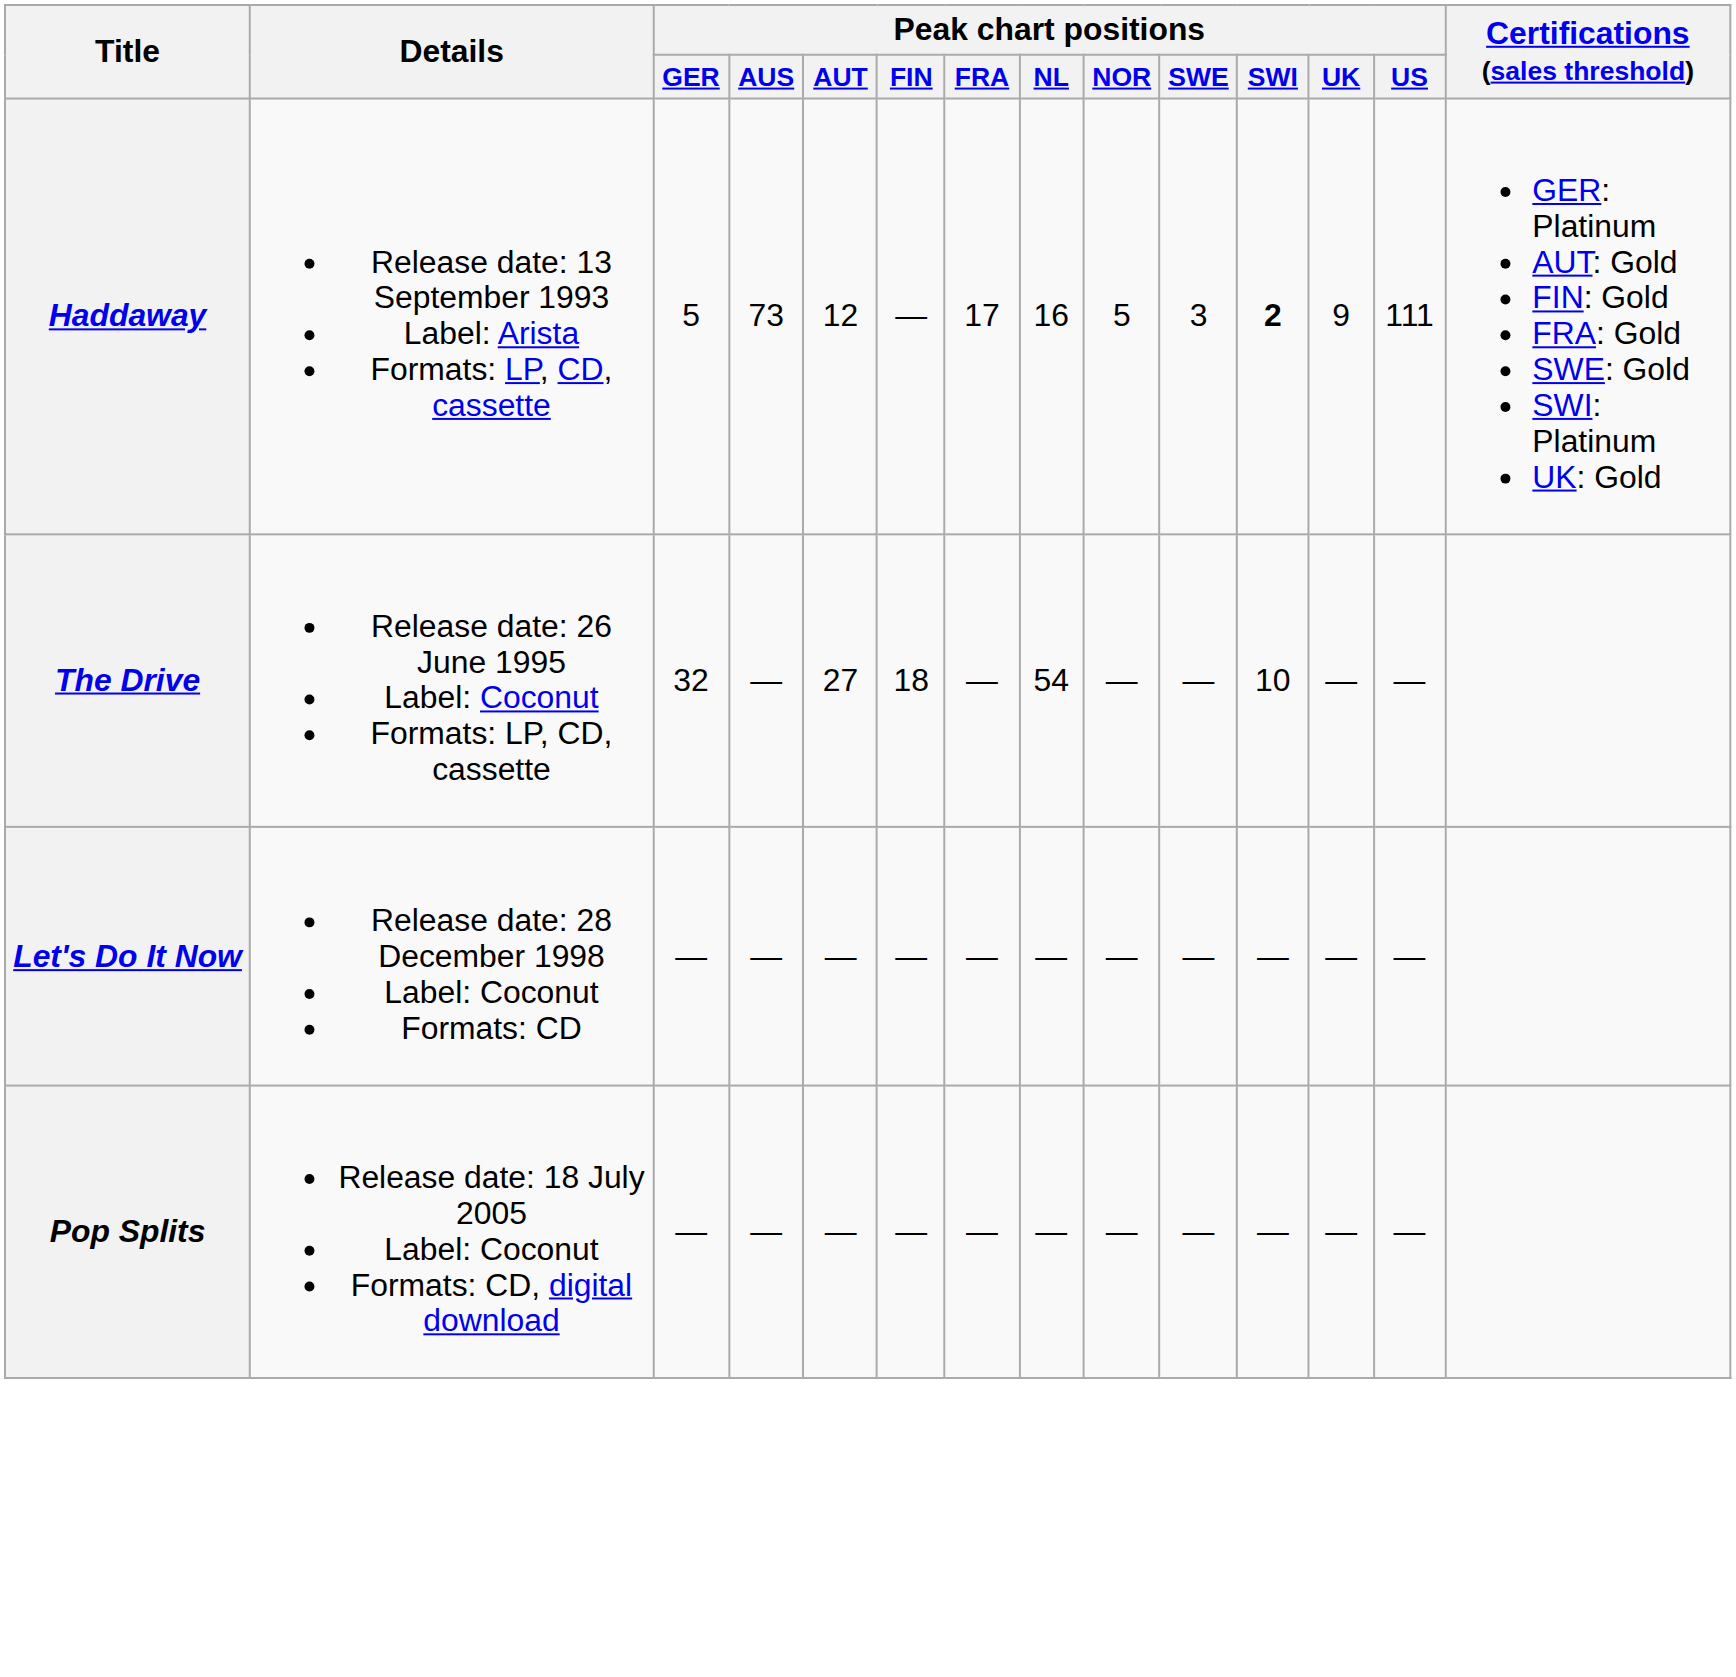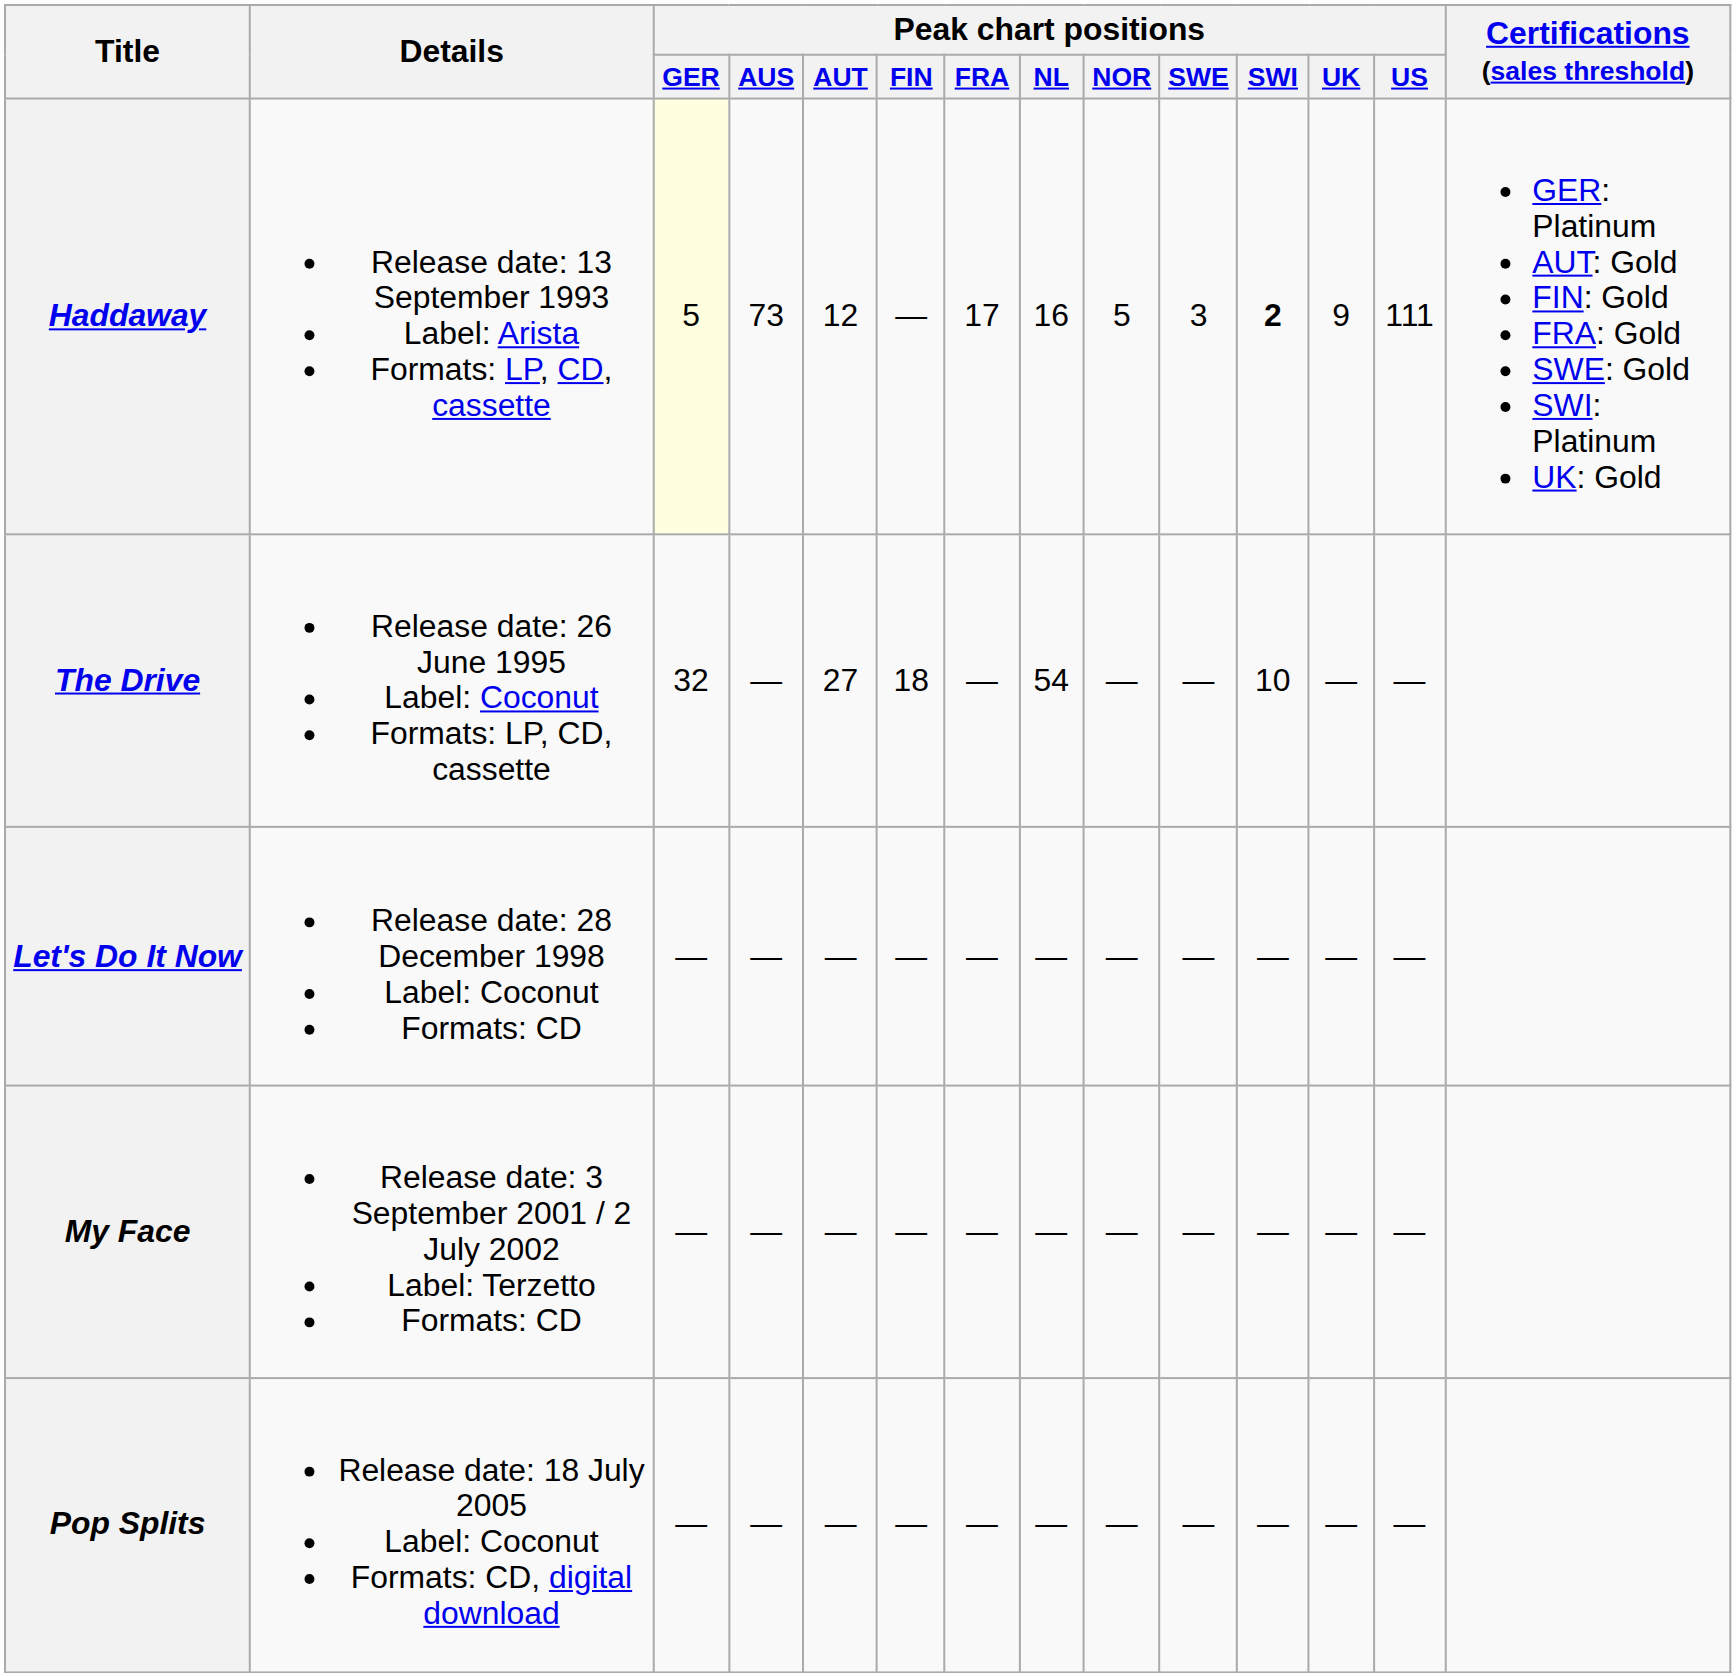(691, 315) no background -> (691, 315) lightyellow background
+ row: (128, 1231)
